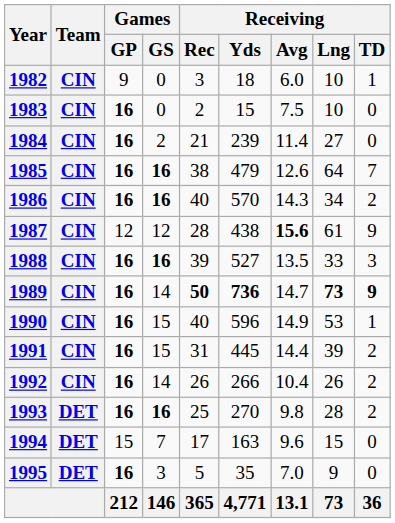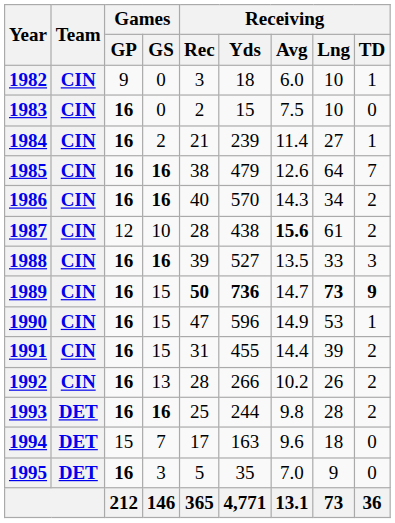(372, 140) 0 -> (372, 140) 1
(161, 230) 12 -> (161, 230) 10
(372, 230) 9 -> (372, 230) 2
(161, 291) 14 -> (161, 291) 15
(199, 321) 40 -> (199, 321) 47
(245, 351) 445 -> (245, 351) 455
(161, 381) 14 -> (161, 381) 13
(199, 381) 26 -> (199, 381) 28
(292, 381) 10.4 -> (292, 381) 10.2
(245, 412) 270 -> (245, 412) 244
(334, 442) 15 -> (334, 442) 18
